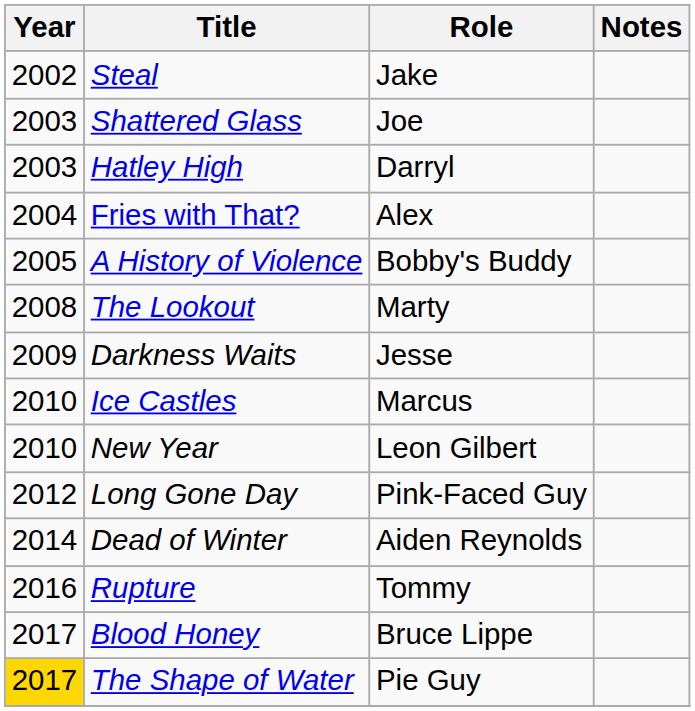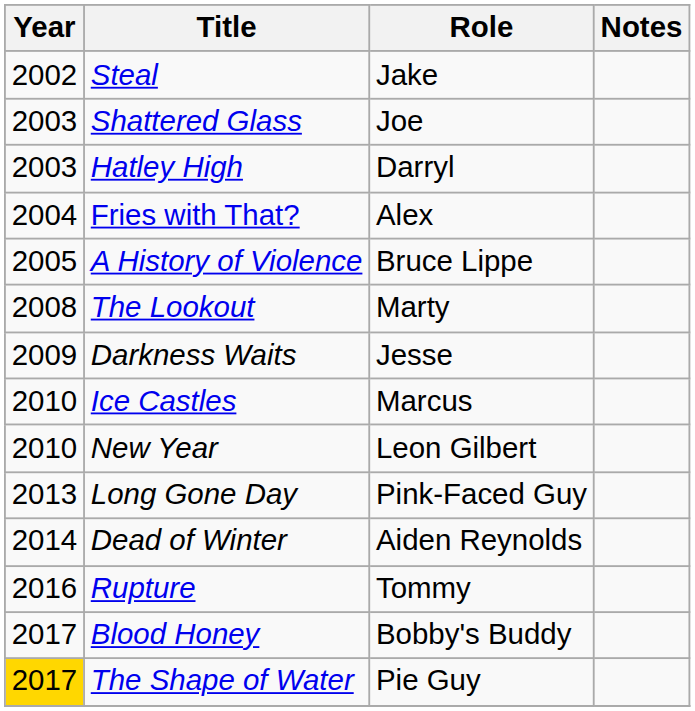(474, 261) Bobby's Buddy -> (455, 261) Bruce Lippe
(44, 494) 2012 -> (44, 494) 2013
(455, 634) Bruce Lippe -> (474, 634) Bobby's Buddy
